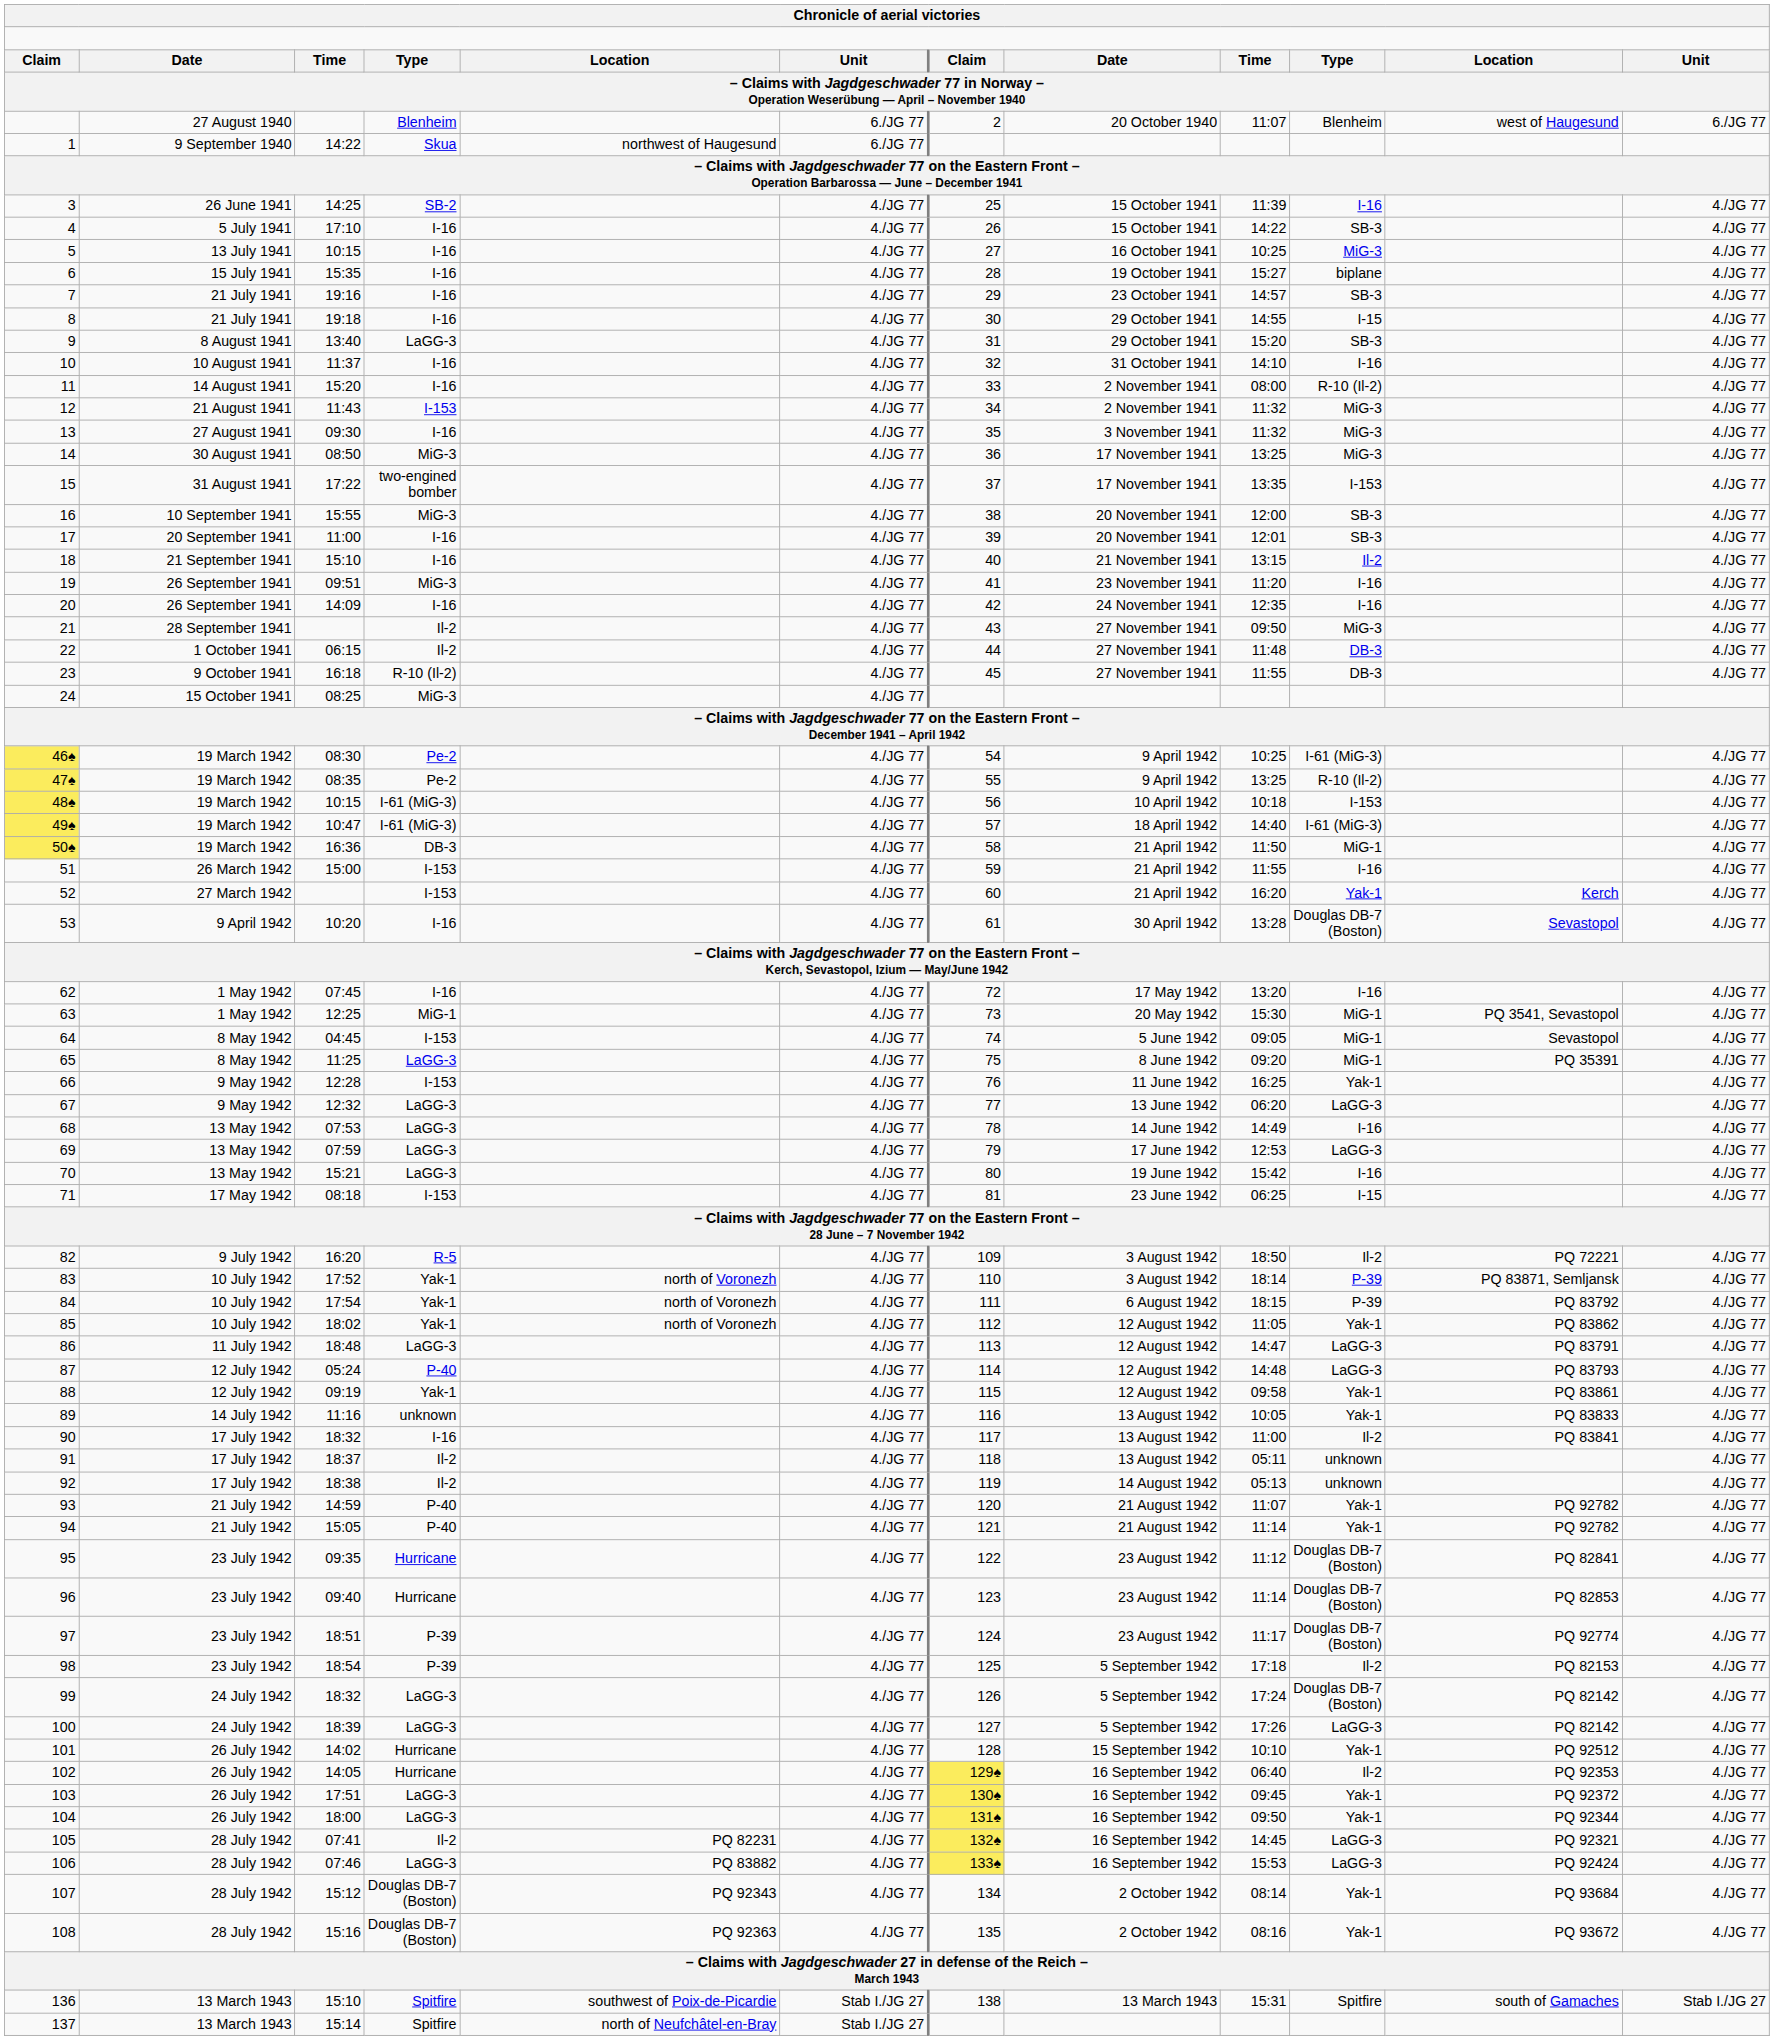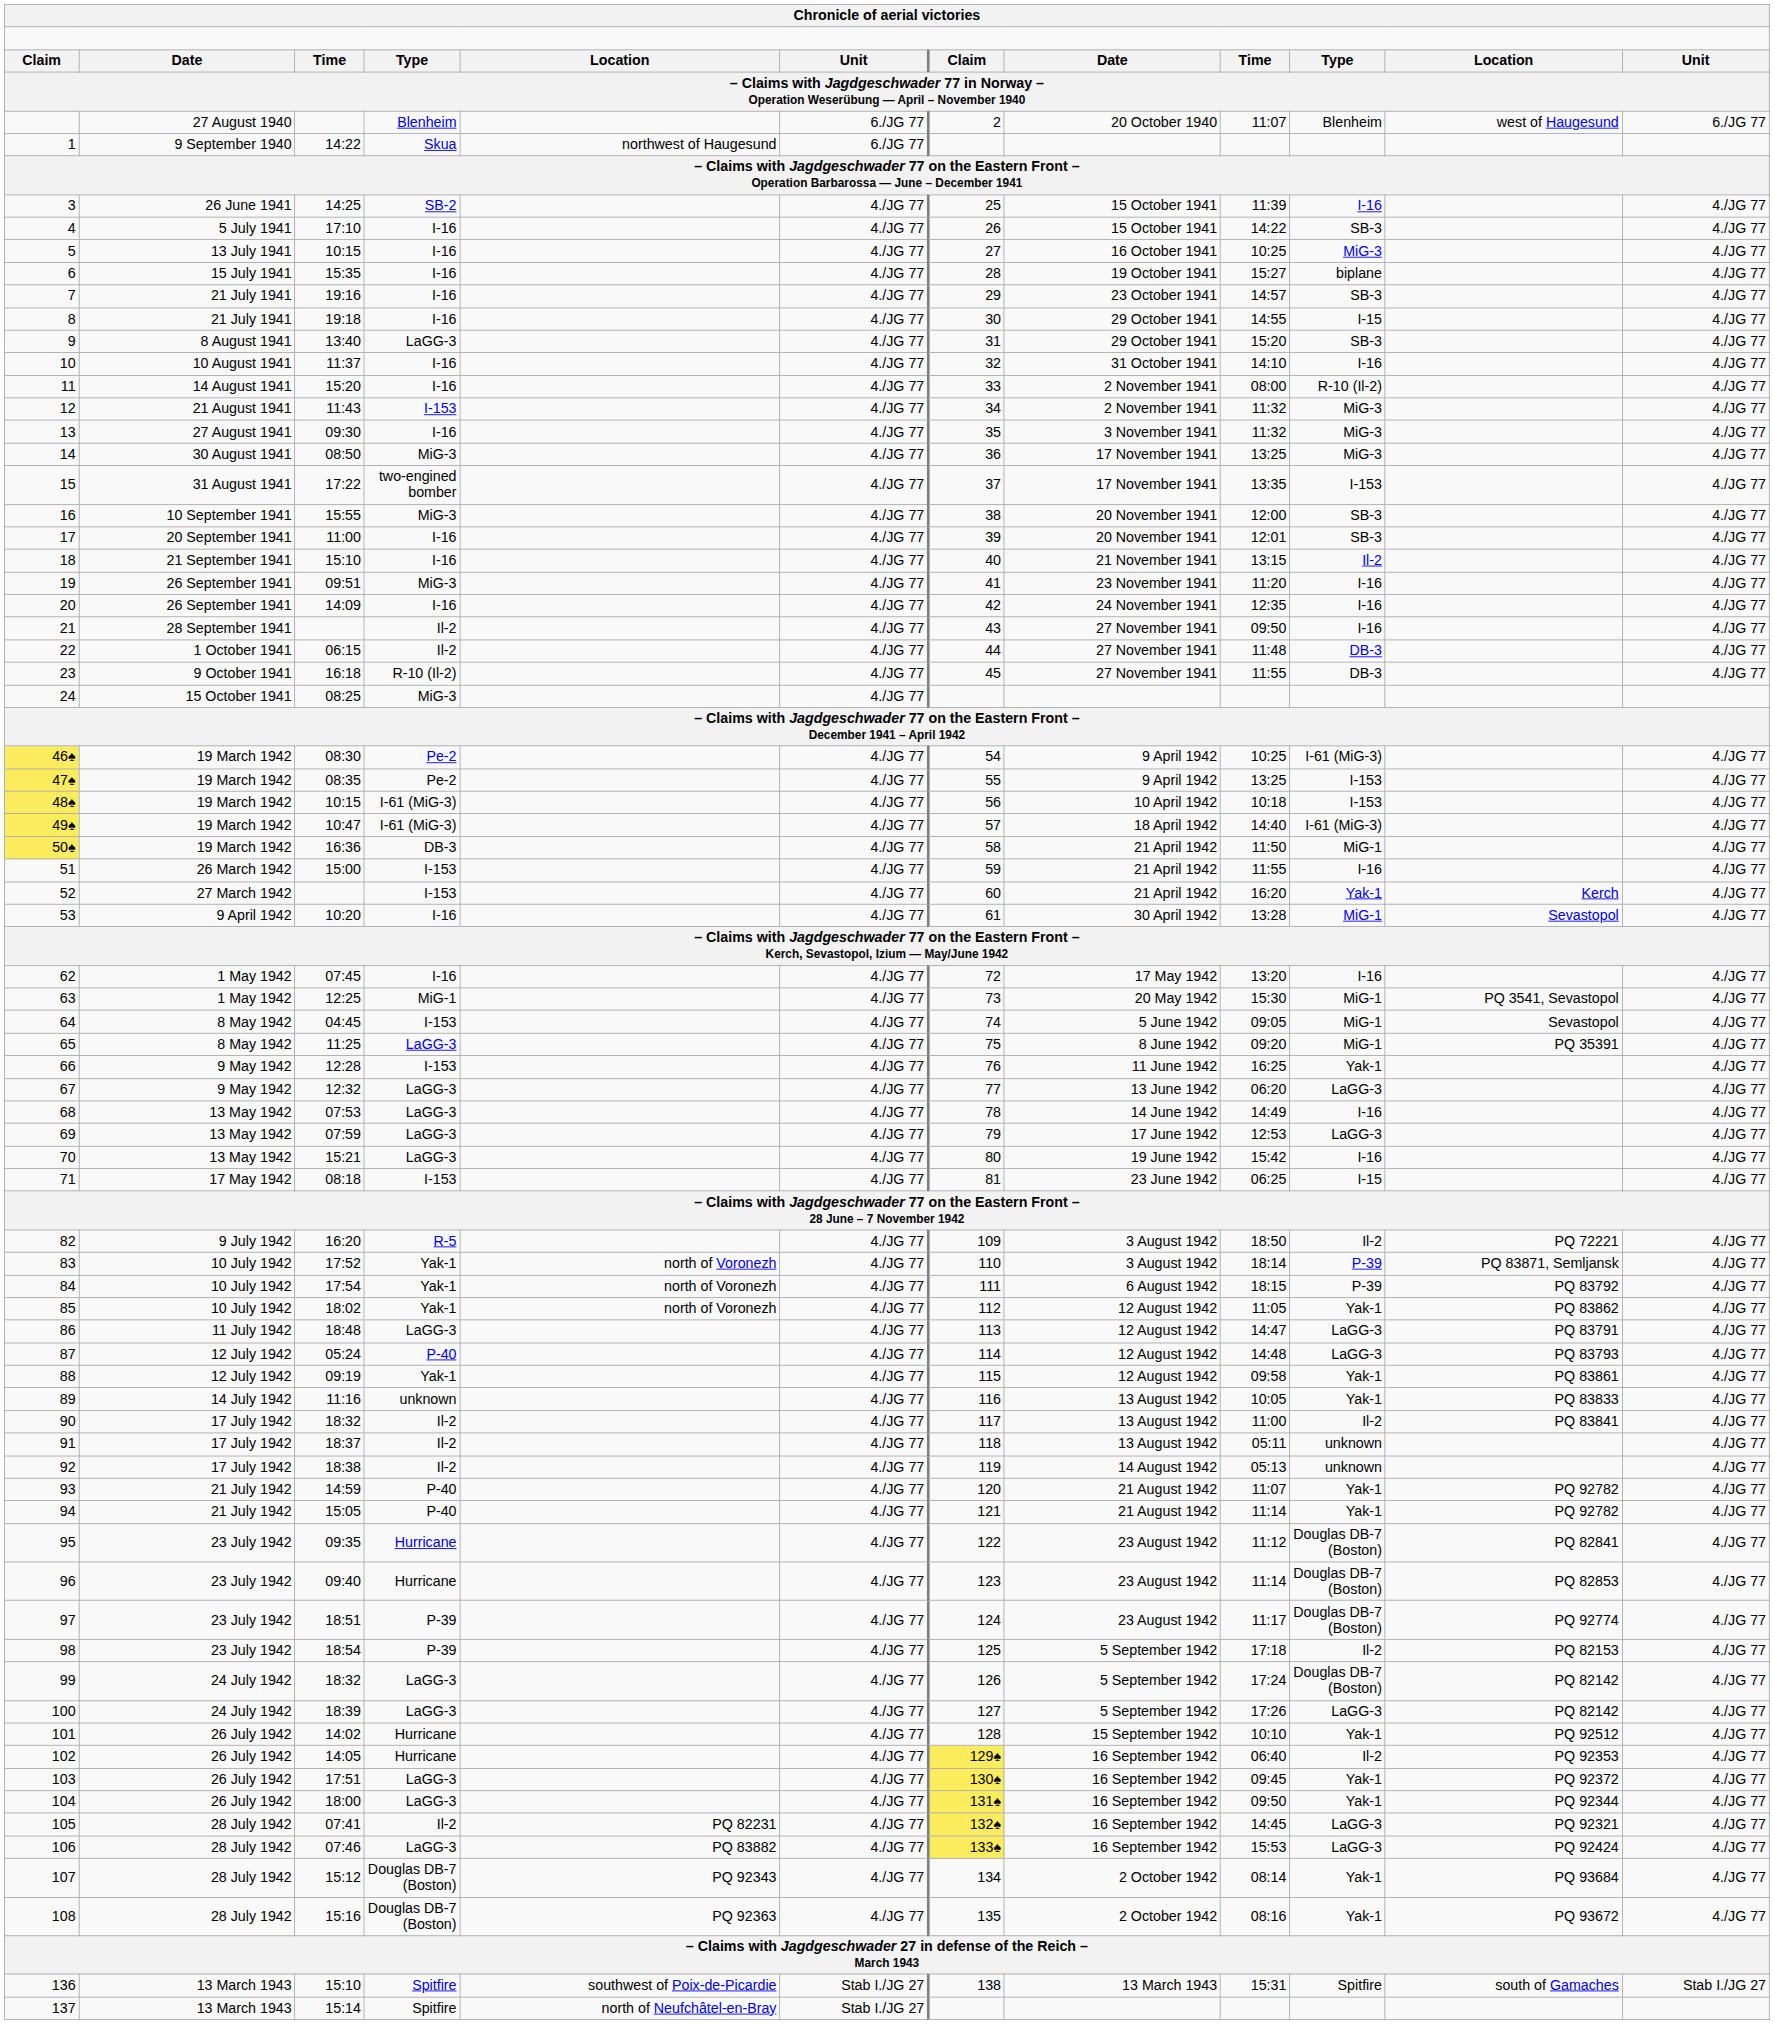(1363, 628) MiG-3 -> (1370, 628) I-16
(1350, 779) R-10 (Il-2) -> (1366, 779) I-153
(1338, 923) Douglas DB-7 (Boston) -> (1363, 915) MiG-1
(444, 1437) I-16 -> (447, 1421) Il-2
